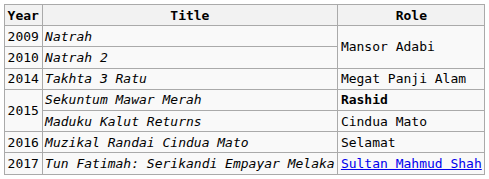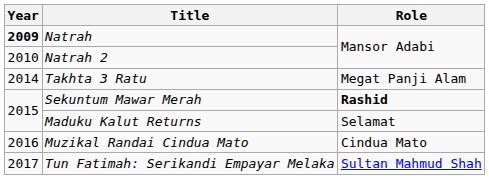(23, 36) normal -> (23, 36) bold
(384, 121) Cindua Mato -> (368, 121) Selamat
(368, 142) Selamat -> (384, 142) Cindua Mato
